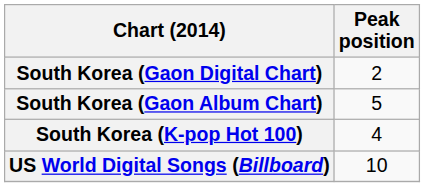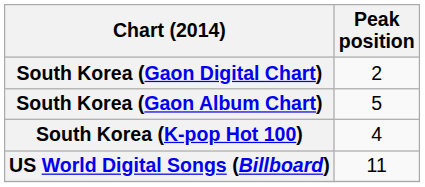(377, 165) 10 -> (377, 165) 11
